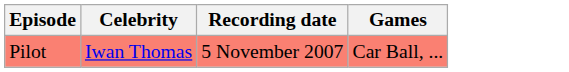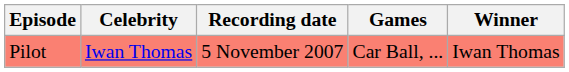+ column: (506, 20)
